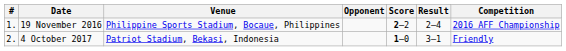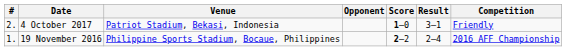rows swapped: (61, 25) <-> (56, 39)
